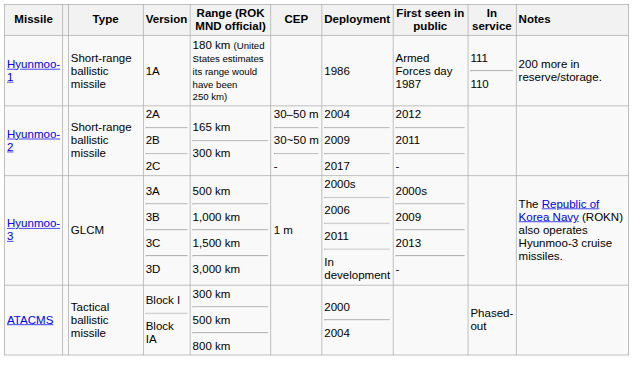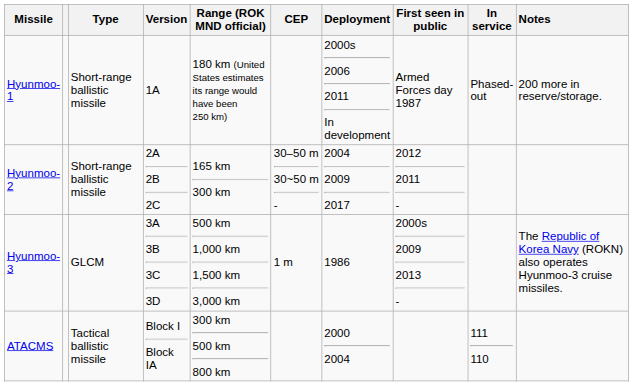(337, 70) 1986 -> (357, 90) 2000s 2006 2011 In development
(492, 70) 111 110 -> (492, 90) Phased-out
(357, 230) 2000s 2006 2011 In development -> (337, 262) 1986
(492, 319) Phased-out -> (492, 345) 111 110
